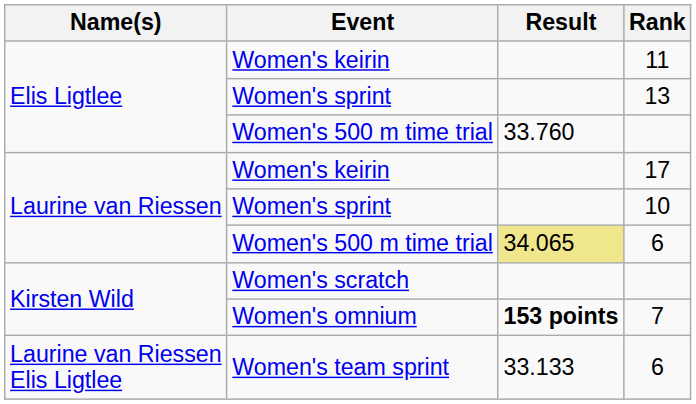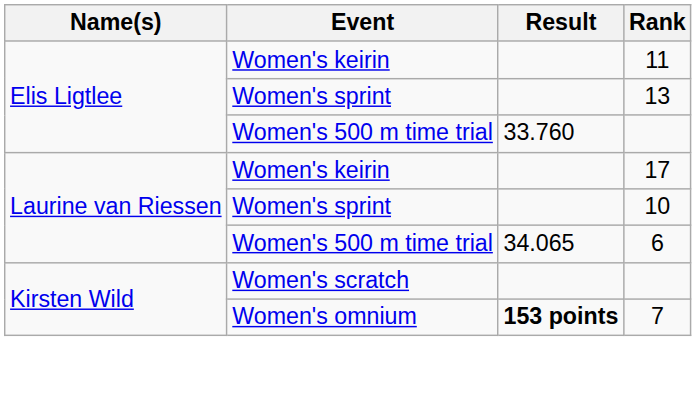(539, 243) khaki background -> (539, 243) no background
- row: (341, 367)
